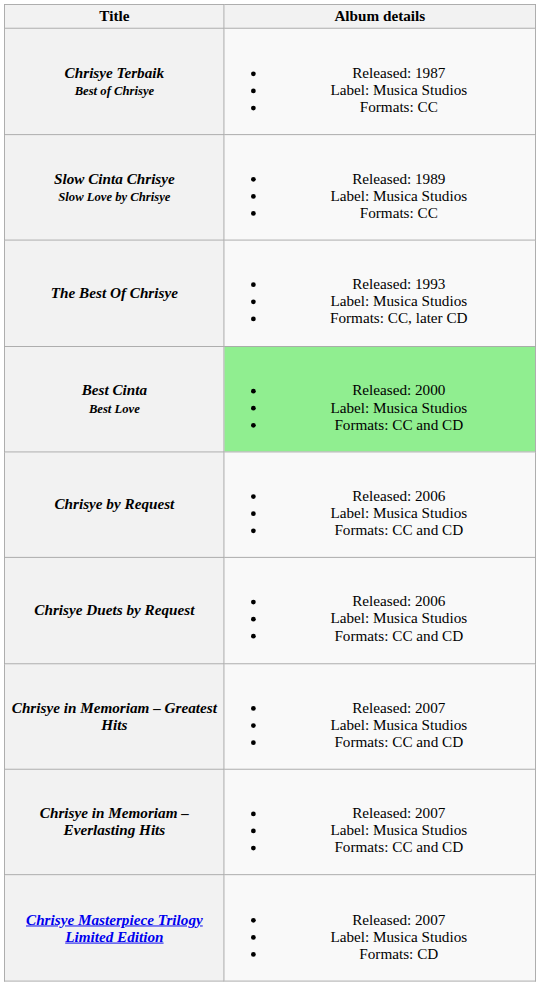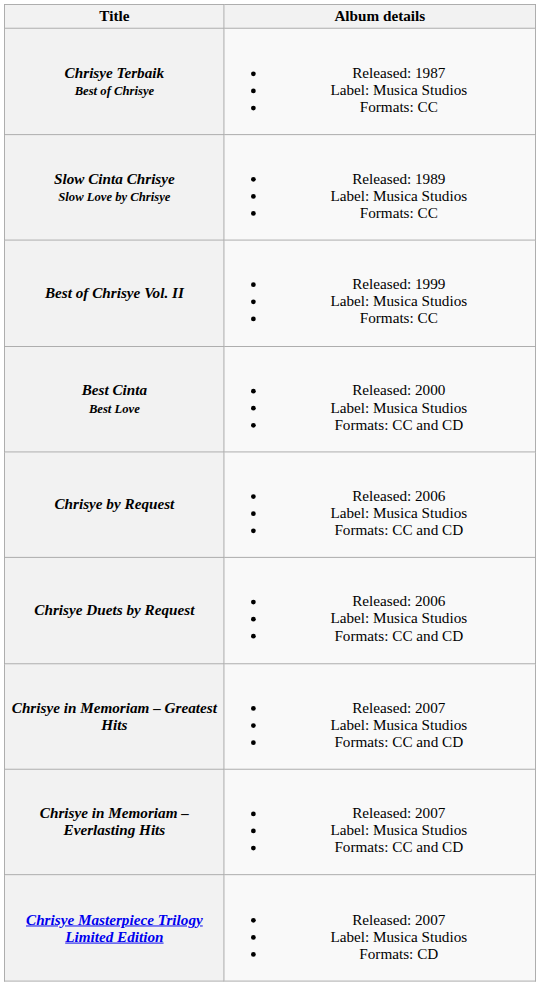- row: (114, 293)
+ row: (114, 293)
(380, 407) lightgreen background -> (380, 407) no background
